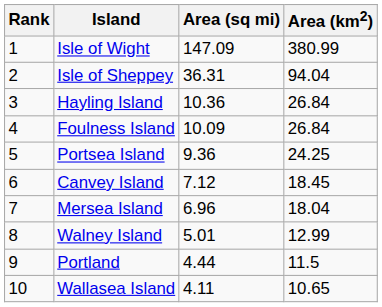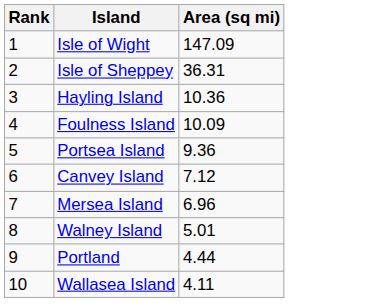- column: (330, 20)
